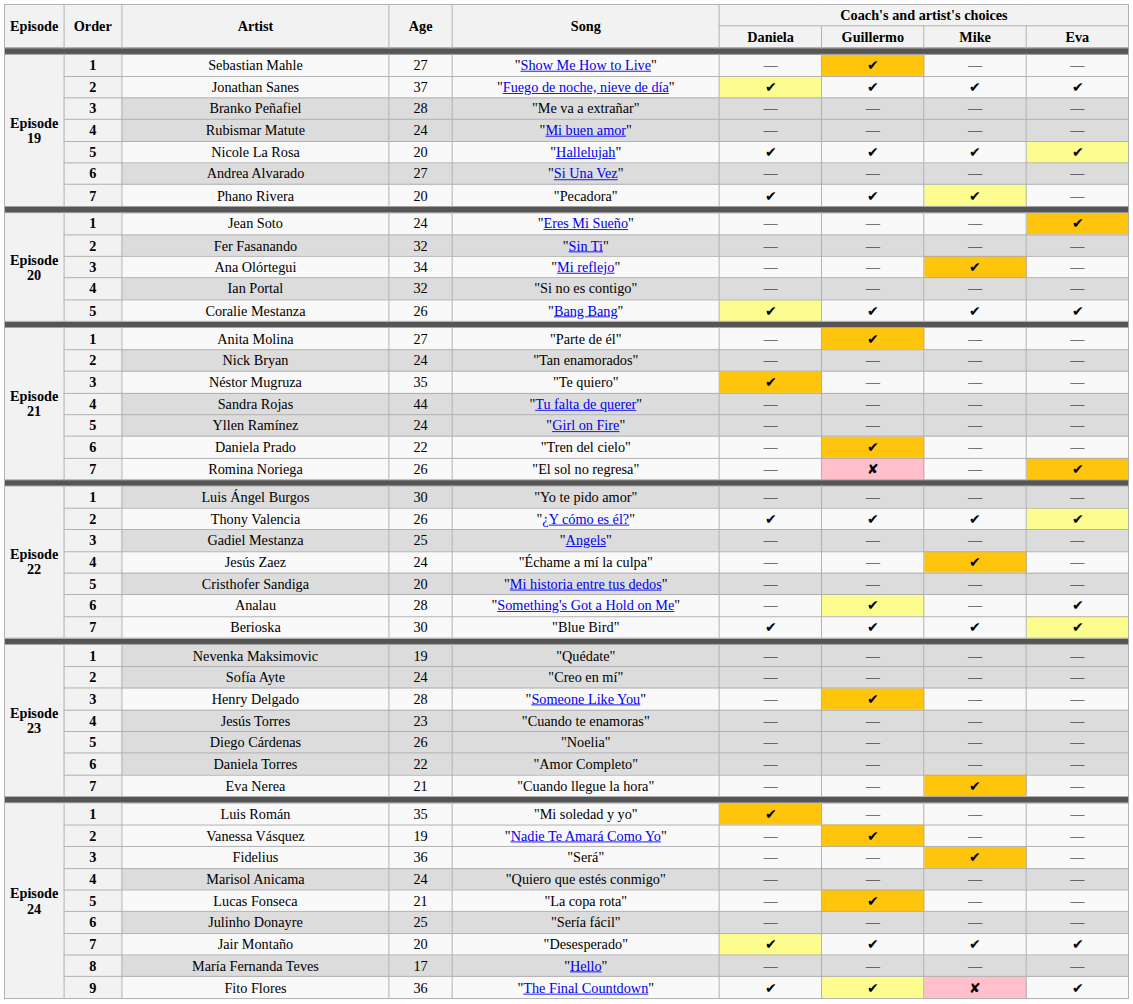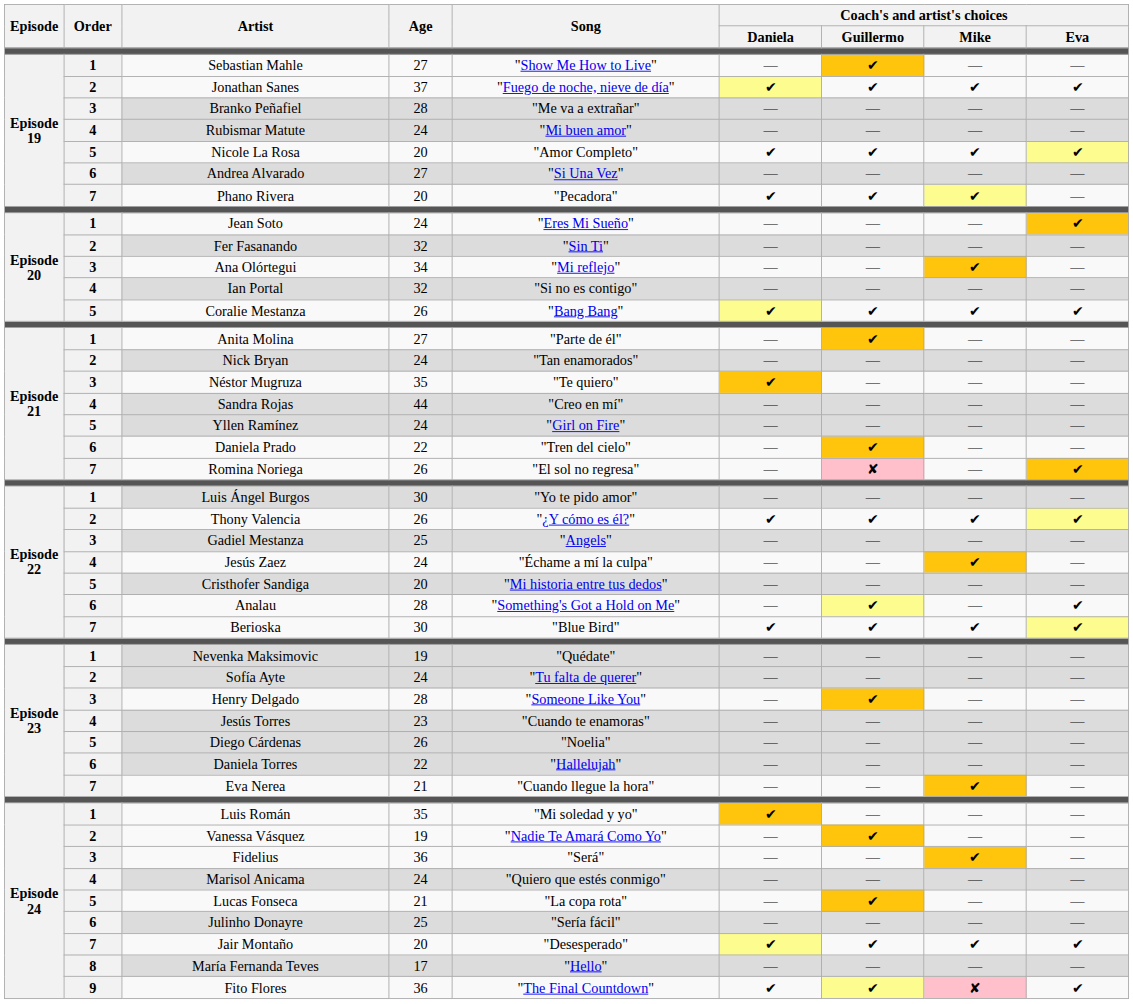(586, 152) "Hallelujah" -> (586, 152) "Amor Completo"
(586, 404) "Tu falta de querer" -> (586, 404) "Creo en mí"
(586, 677) "Creo en mí" -> (586, 677) "Tu falta de querer"
(586, 764) "Amor Completo" -> (586, 764) "Hallelujah"
